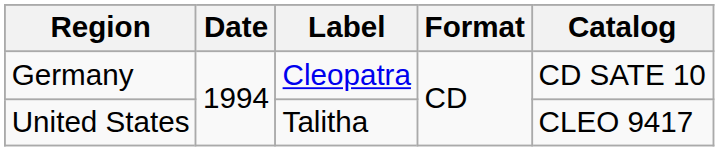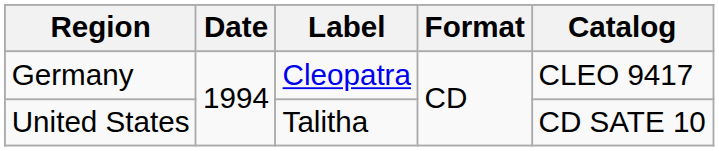(622, 74) CD SATE 10 -> (616, 74) CLEO 9417
(616, 121) CLEO 9417 -> (622, 121) CD SATE 10
